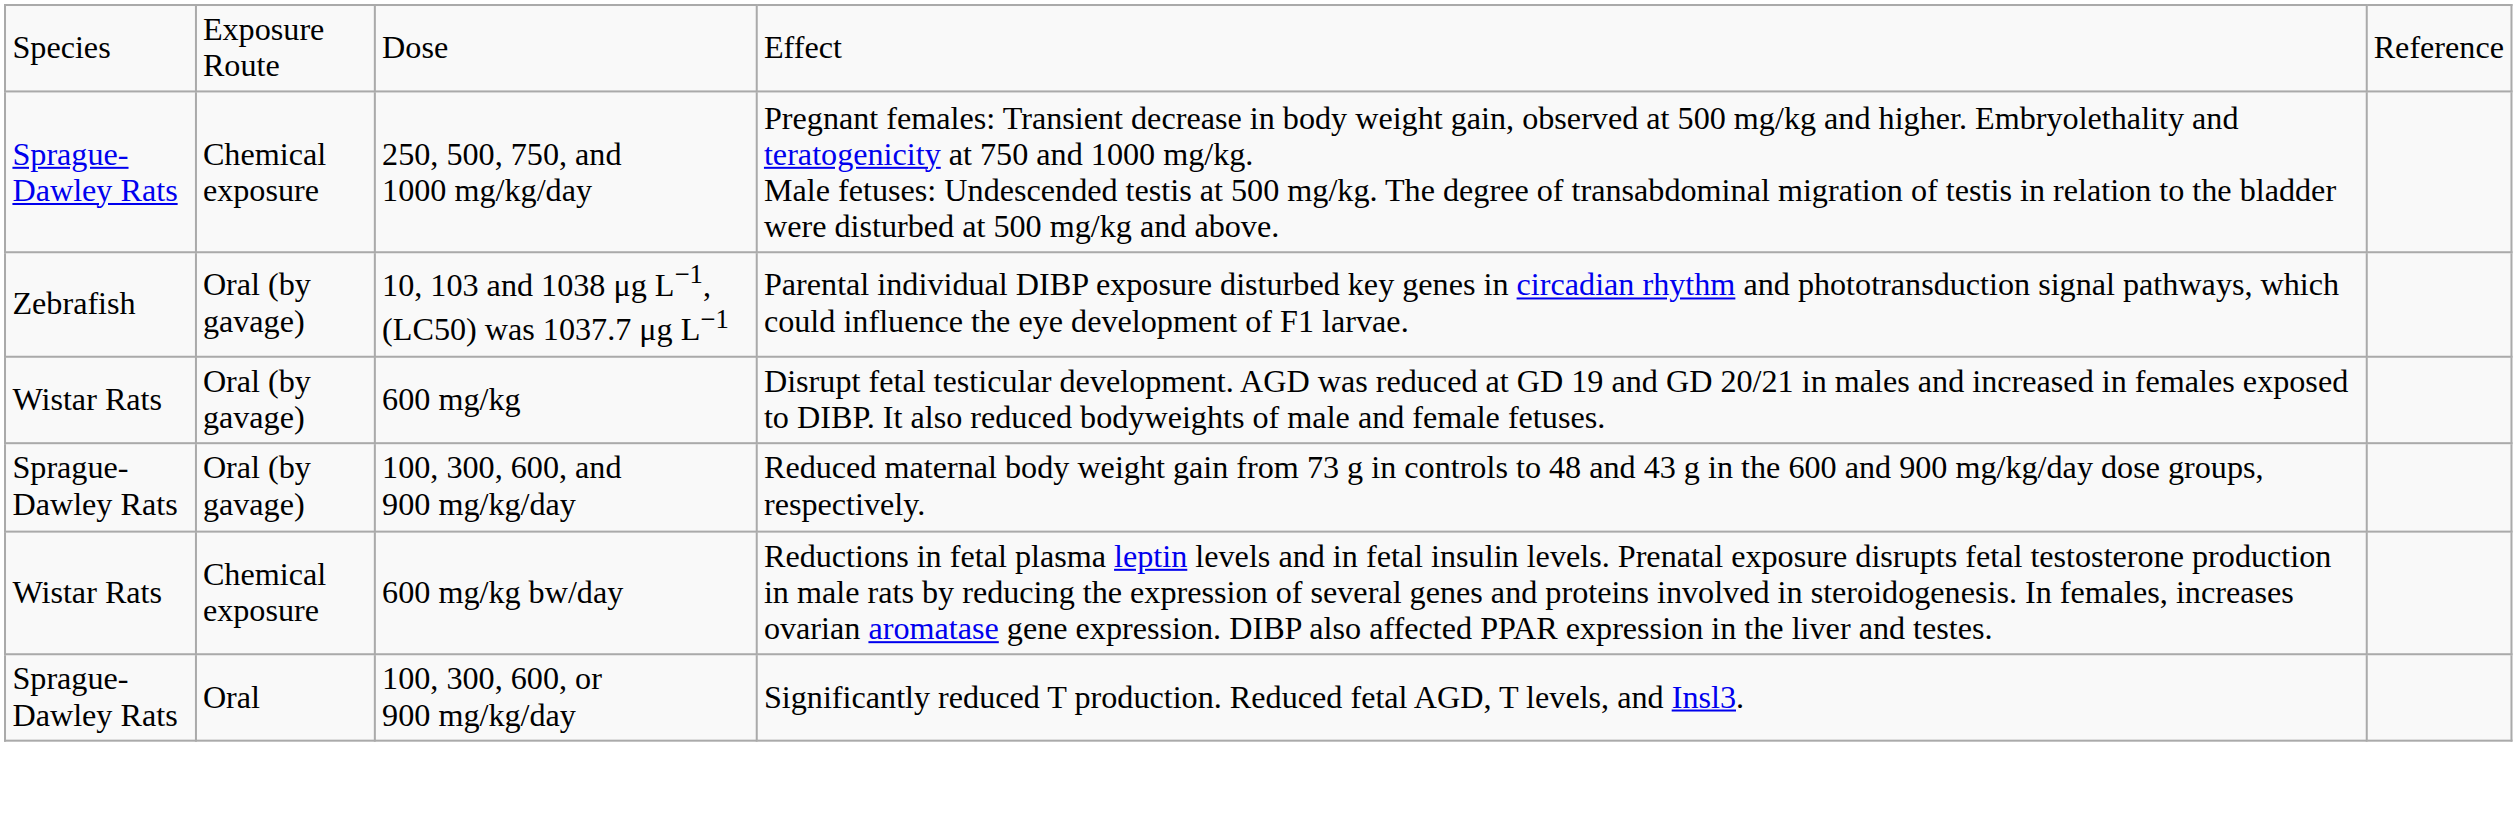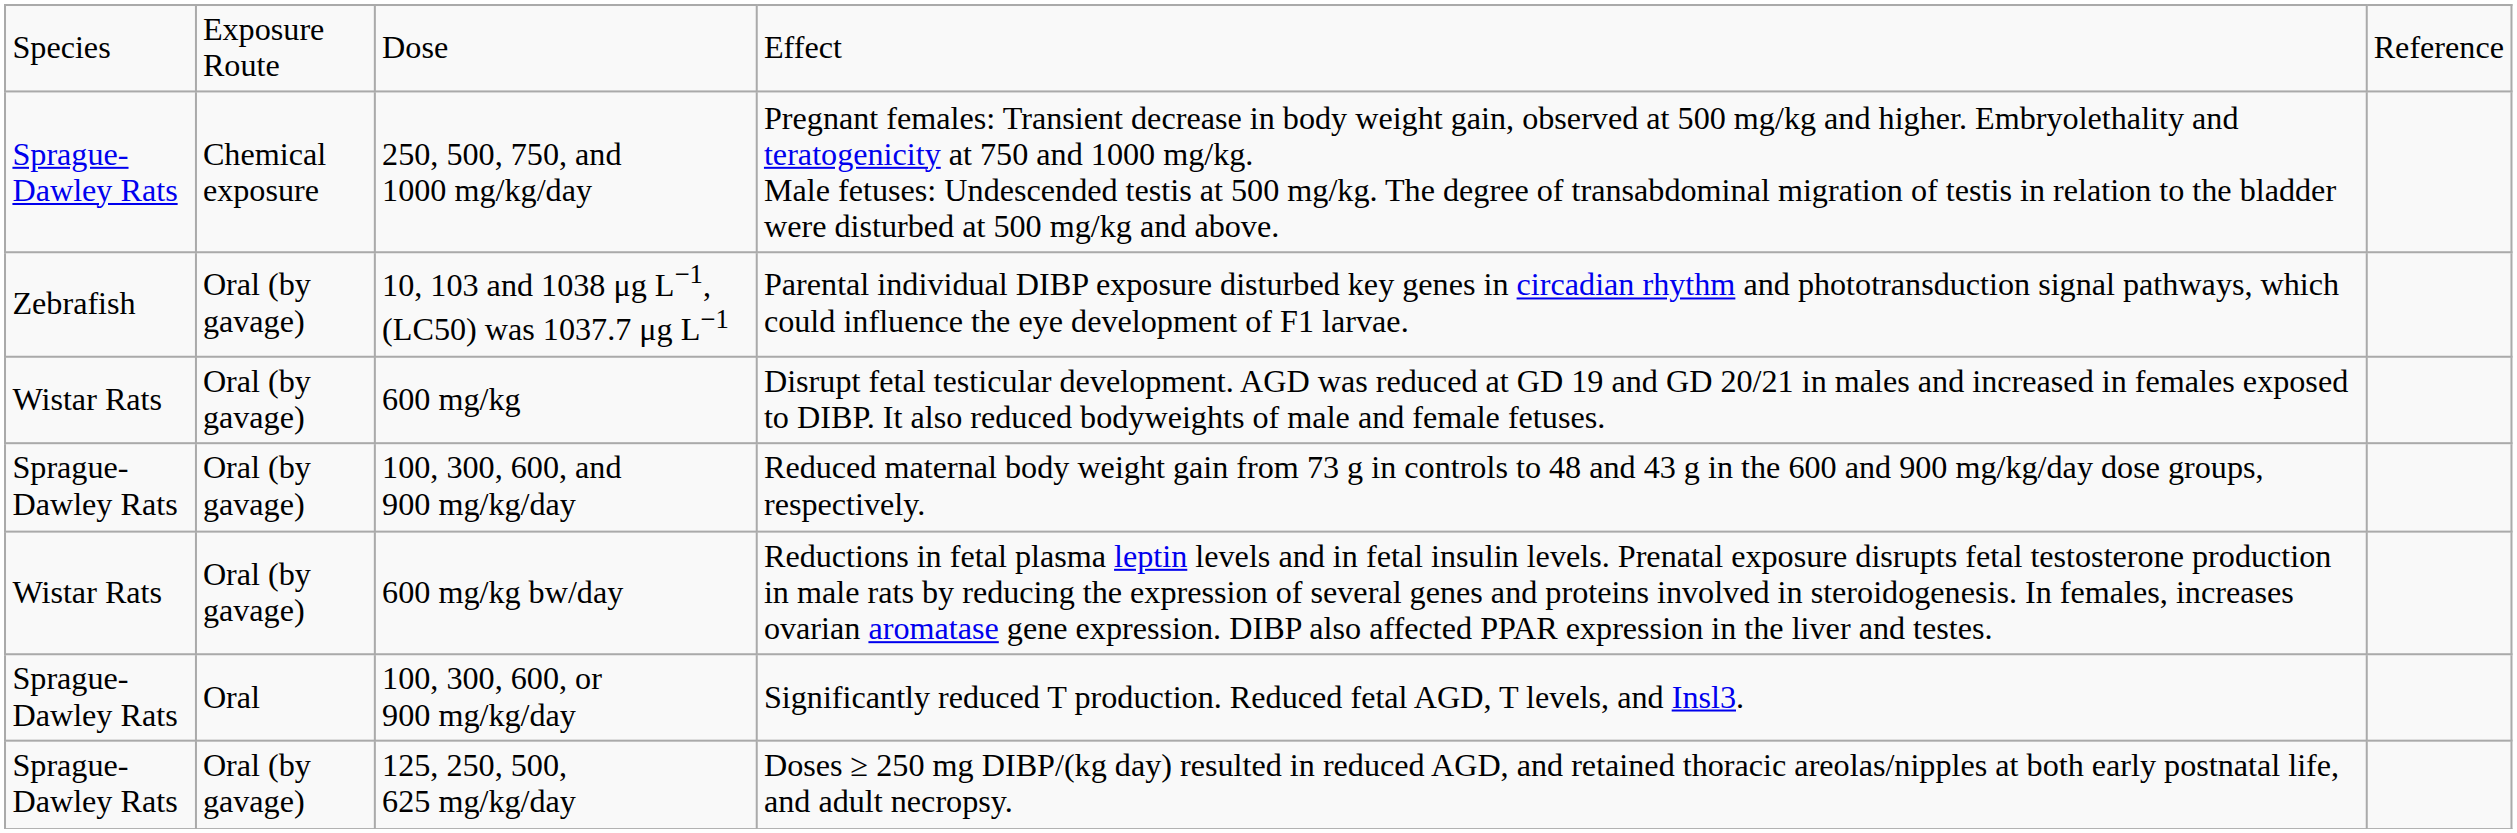(265, 591) Chemical exposure -> (257, 591) Oral (by gavage)
+ row: (479, 784)
